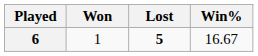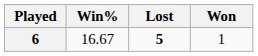columns swapped: (97, 16) <-> (221, 16)
